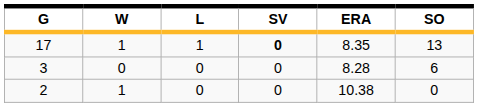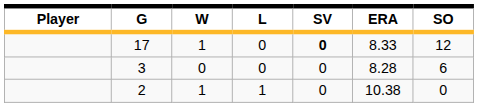+ column: (58, 19)
(200, 45) 1 -> (262, 45) 0
(356, 45) 8.35 -> (383, 45) 8.33
(434, 45) 13 -> (443, 45) 12
(200, 90) 0 -> (262, 90) 1
